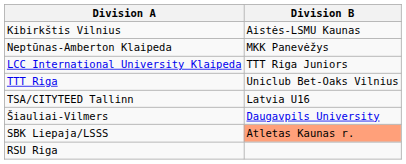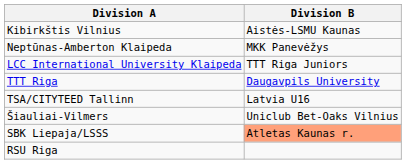(323, 82) Uniclub Bet-Oaks Vilnius -> (313, 82) Daugavpils University
(313, 116) Daugavpils University -> (323, 116) Uniclub Bet-Oaks Vilnius
